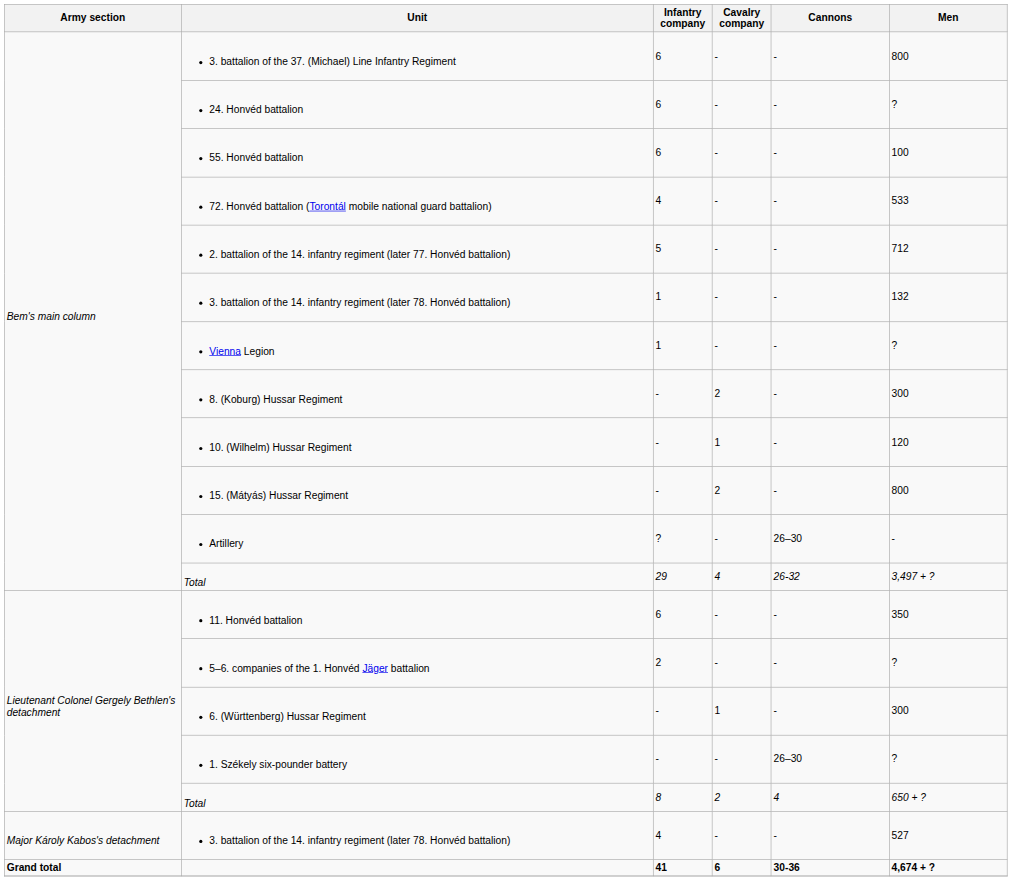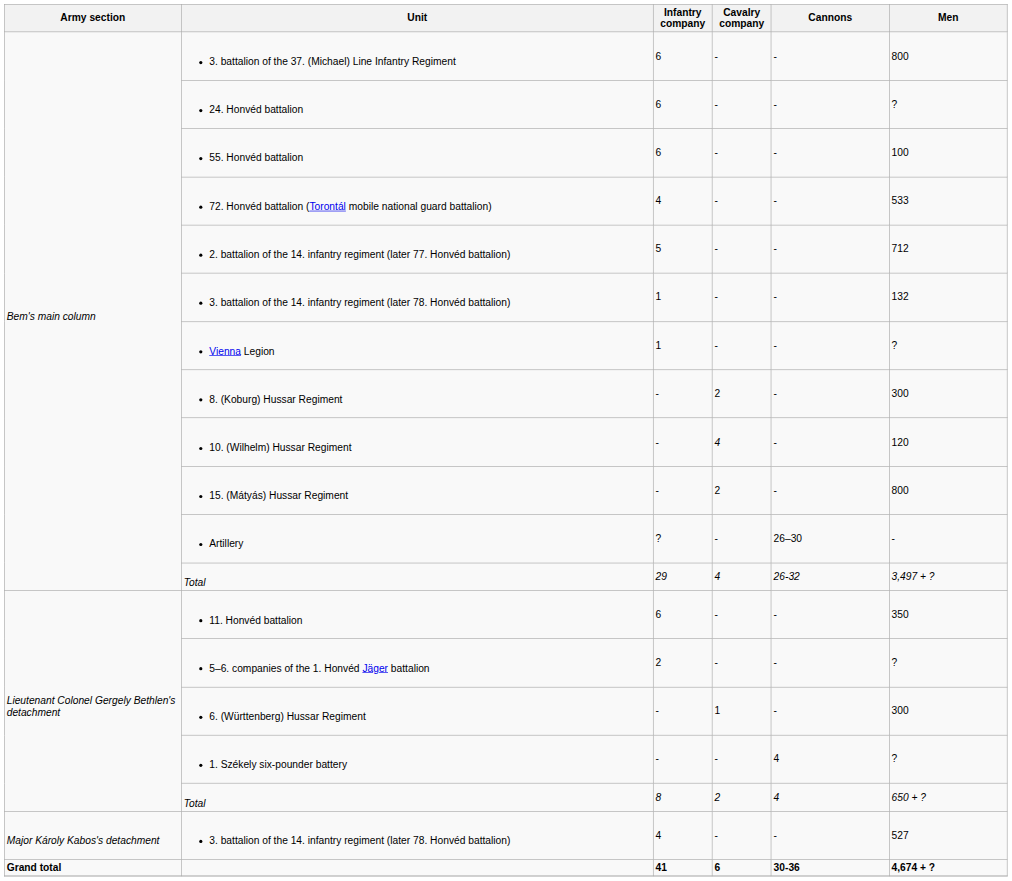(717, 442) 1 -> (717, 442) 4
(788, 759) 26–30 -> (776, 759) 4
